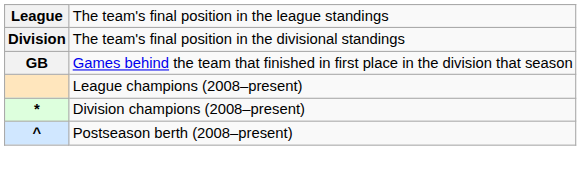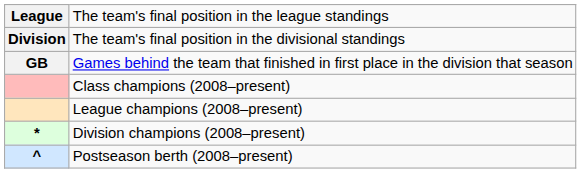+ row: (181, 86)
